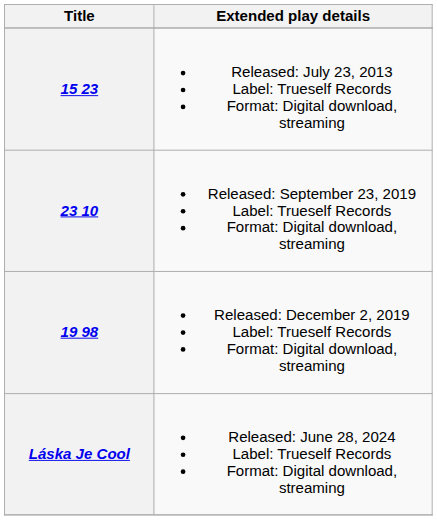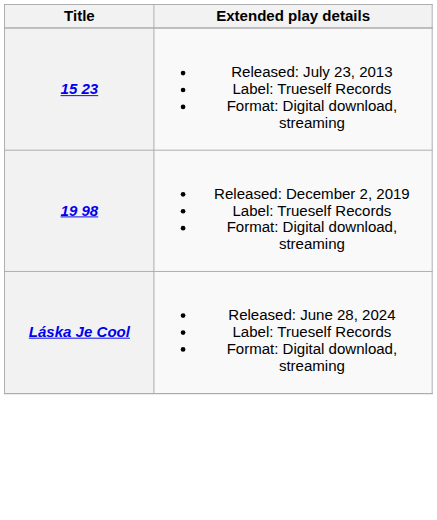- row: (79, 210)
